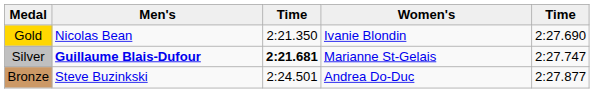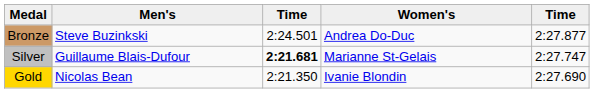rows swapped: (28, 35) <-> (28, 77)
(128, 56) bold -> (123, 56) normal
